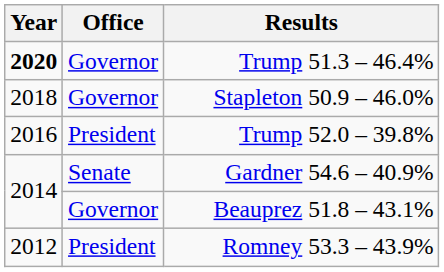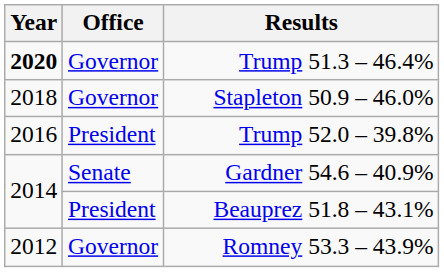(113, 209) Governor -> (112, 209) President
(112, 246) President -> (113, 246) Governor
